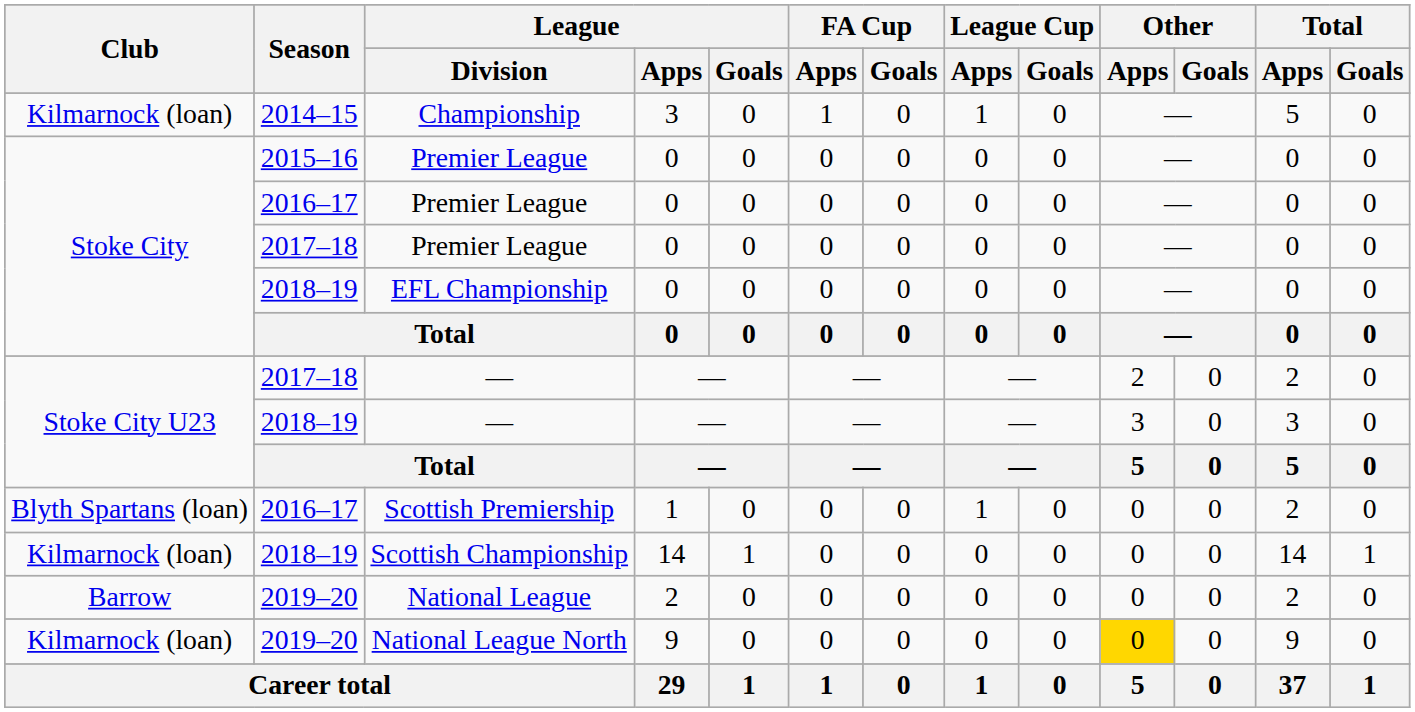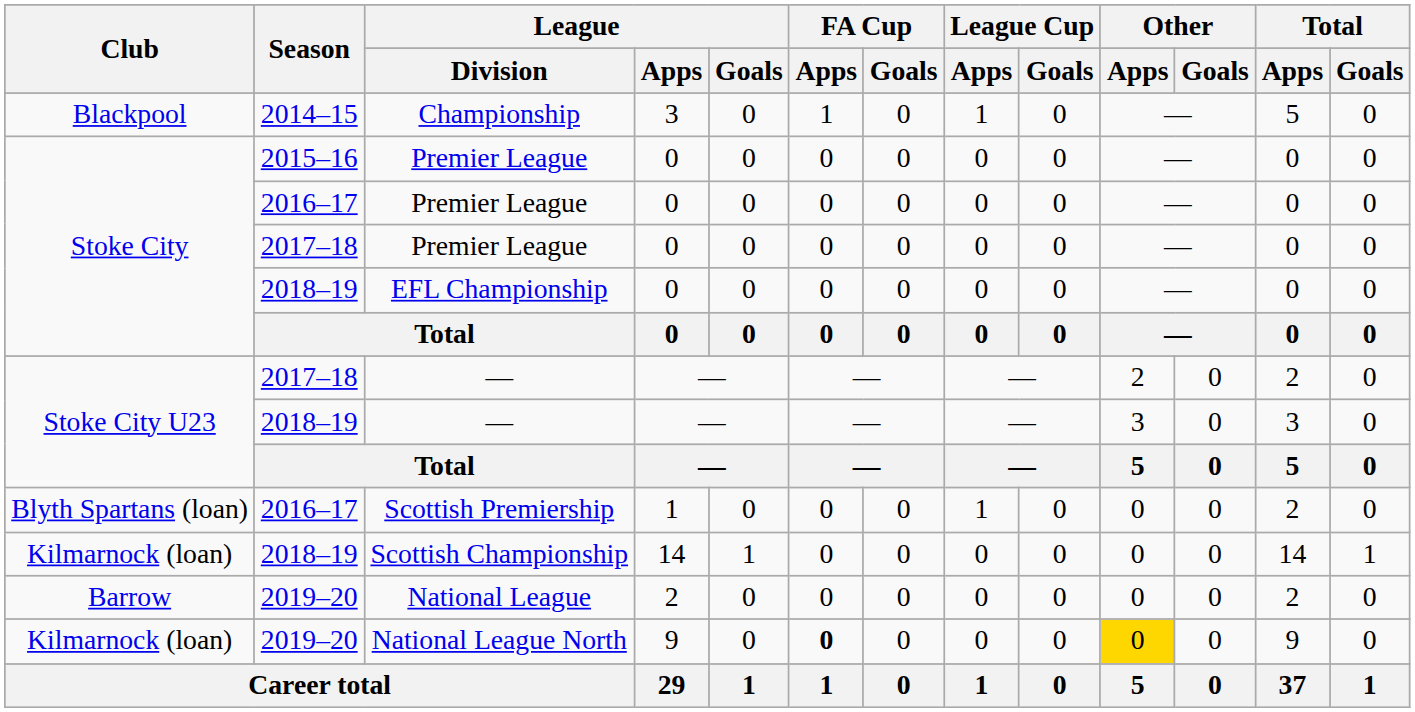(130, 114) Kilmarnock (loan) -> (130, 114) Blackpool
(826, 641) normal -> (826, 641) bold
